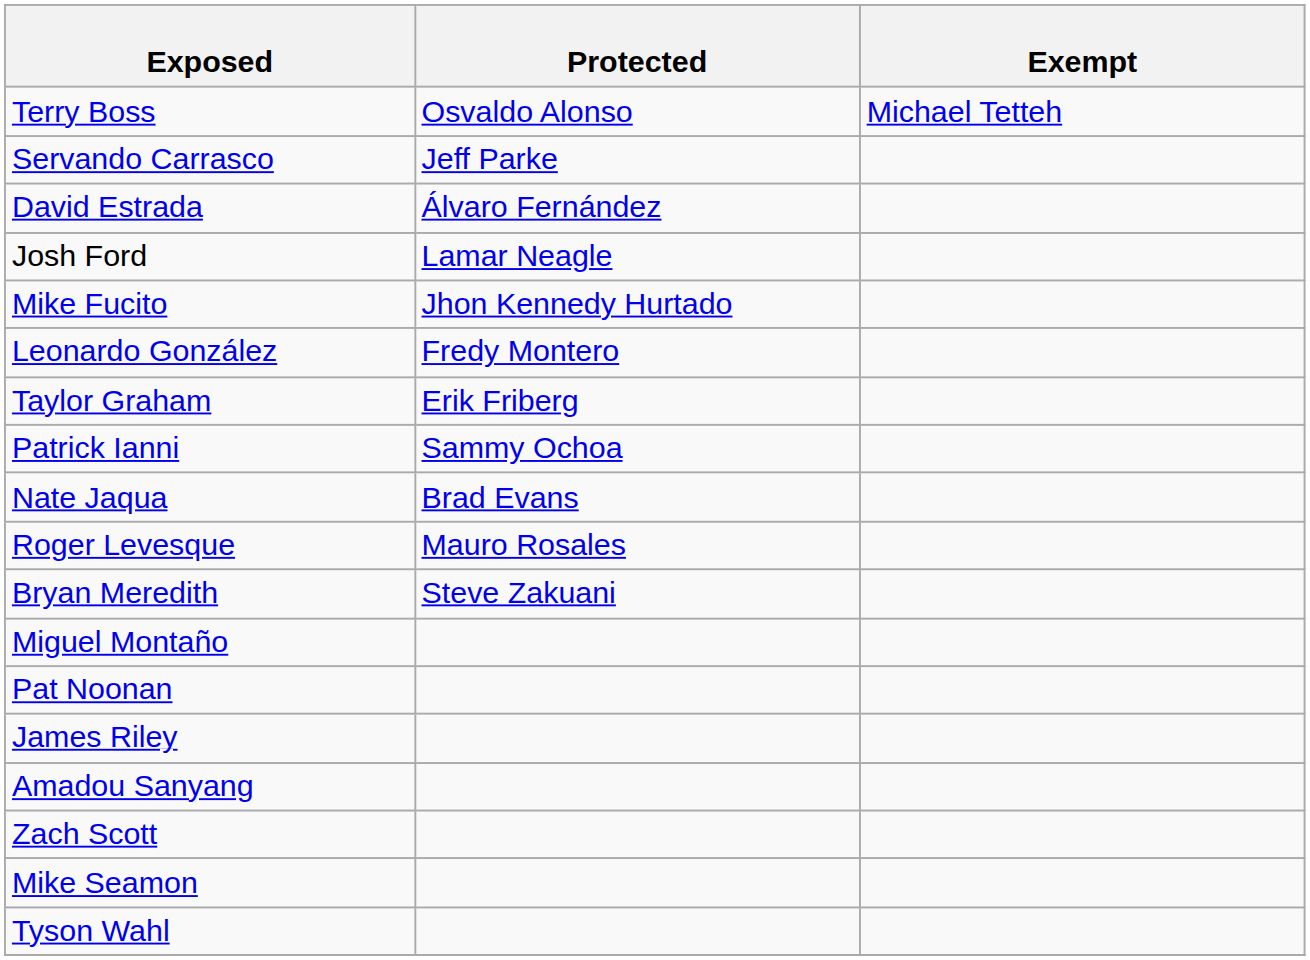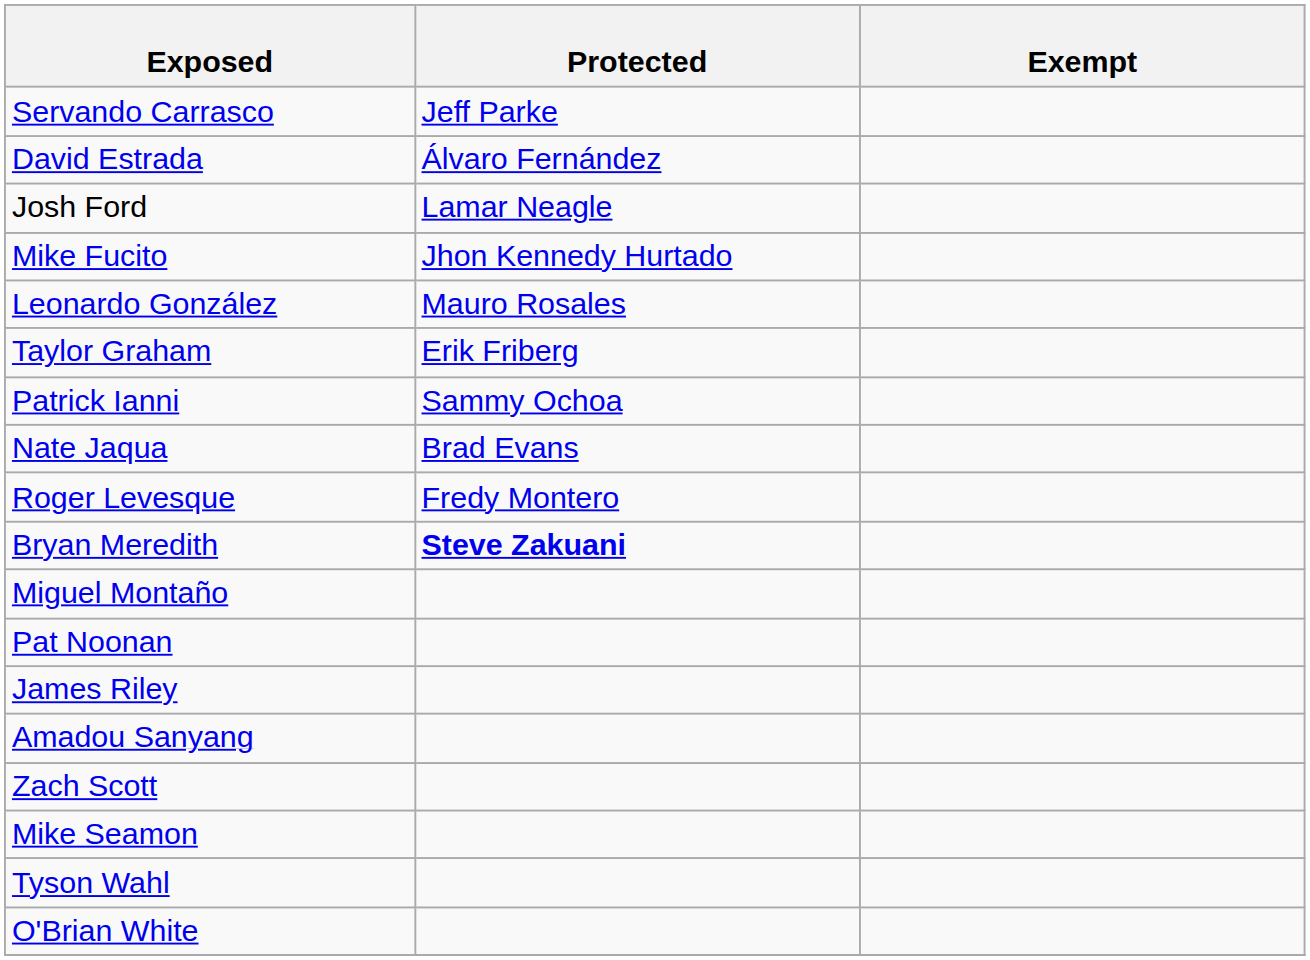- row: (84, 111)
(520, 352) Fredy Montero -> (524, 303) Mauro Rosales
(524, 544) Mauro Rosales -> (520, 496) Fredy Montero
(519, 593) normal -> (524, 544) bold
+ row: (105, 930)
